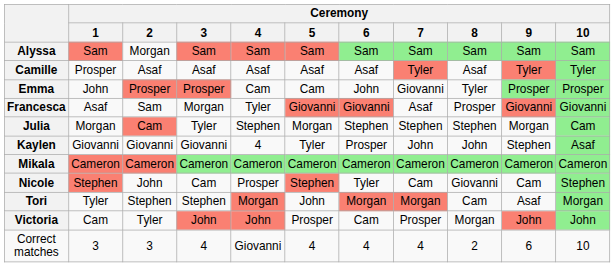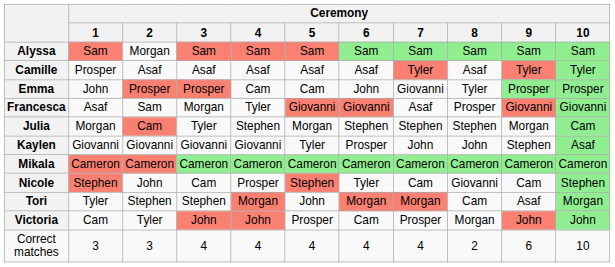(258, 145) 4 -> (258, 145) Giovanni
(258, 245) Giovanni -> (258, 245) 4
